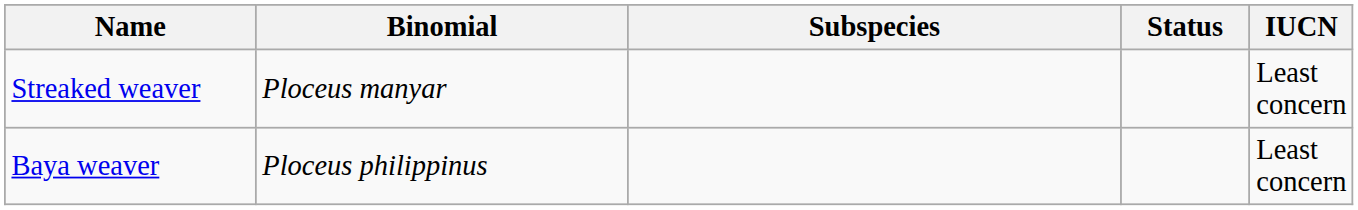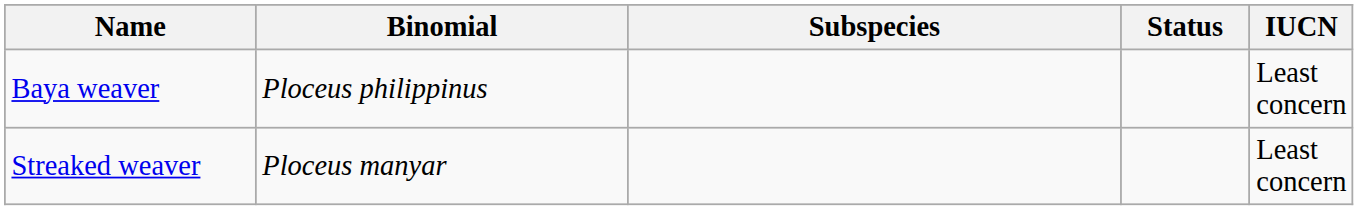rows swapped: (106, 88) <-> (85, 165)
